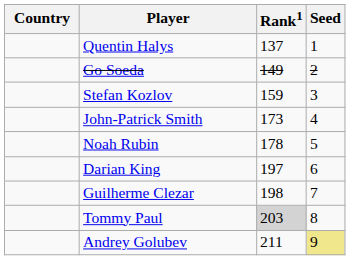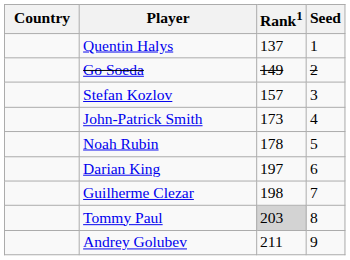(272, 94) 159 -> (272, 94) 157
(314, 242) khaki background -> (314, 242) no background
